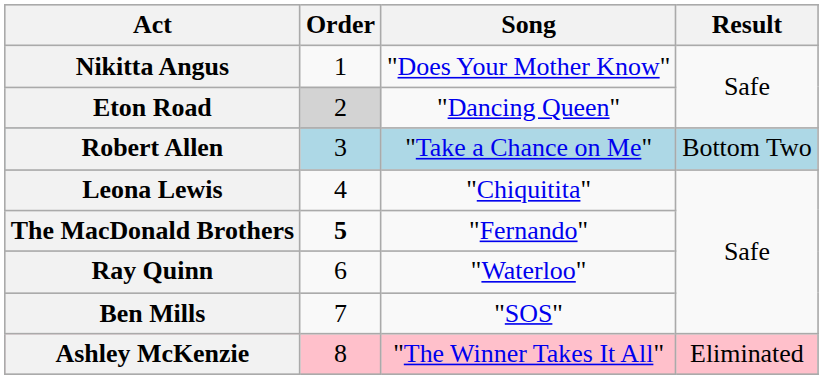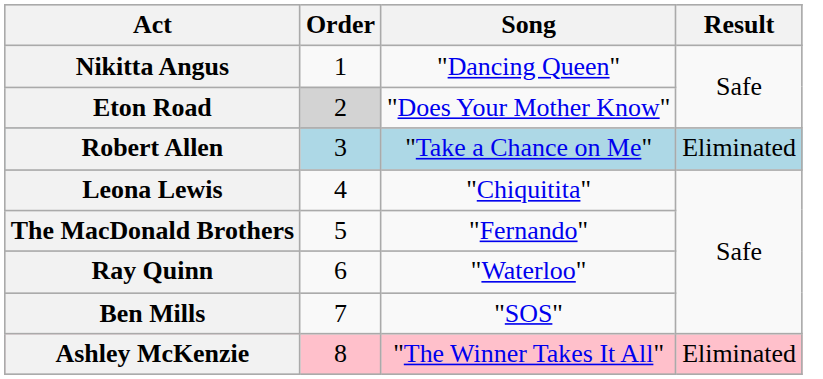(529, 66) "Does Your Mother Know" -> (529, 66) "Dancing Queen"
(529, 107) "Dancing Queen" -> (529, 107) "Does Your Mother Know"
(747, 148) Bottom Two -> (739, 148) Eliminated
(340, 230) bold -> (340, 230) normal
